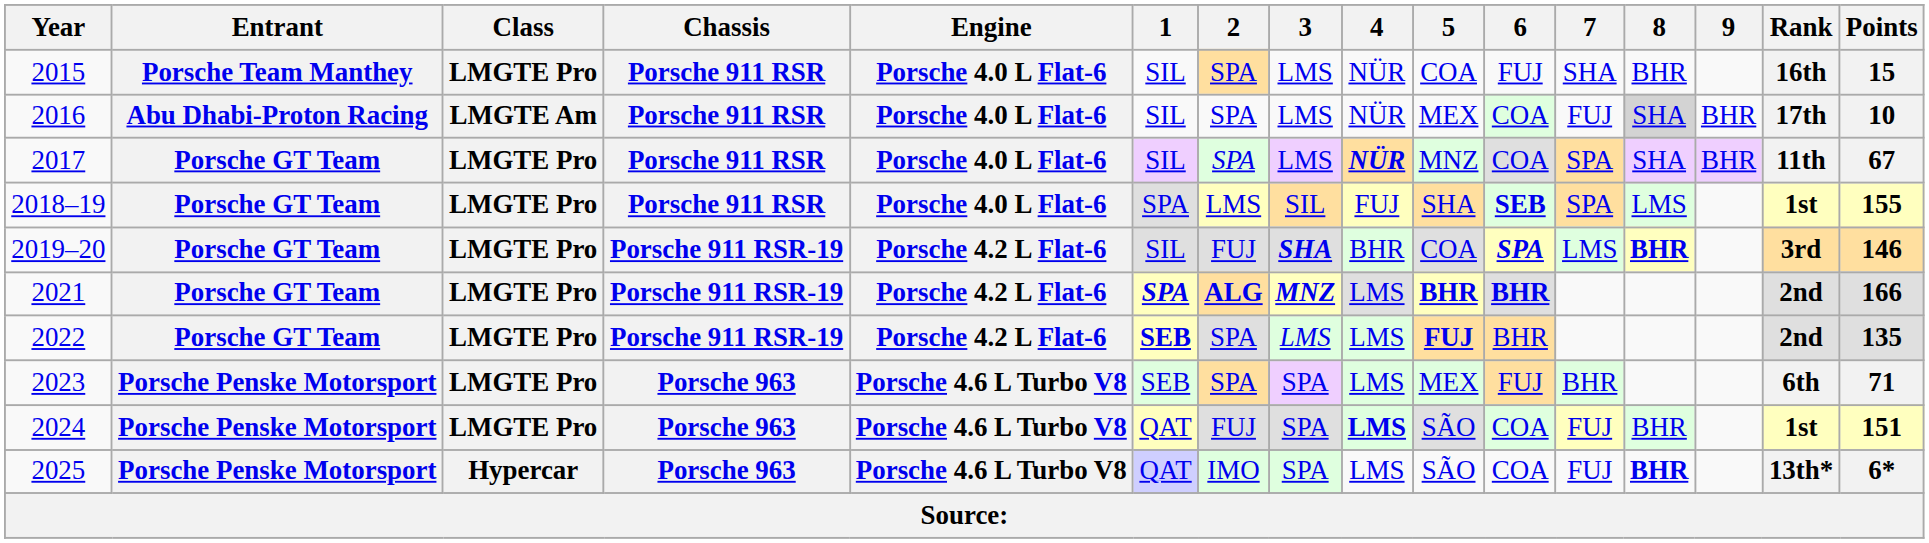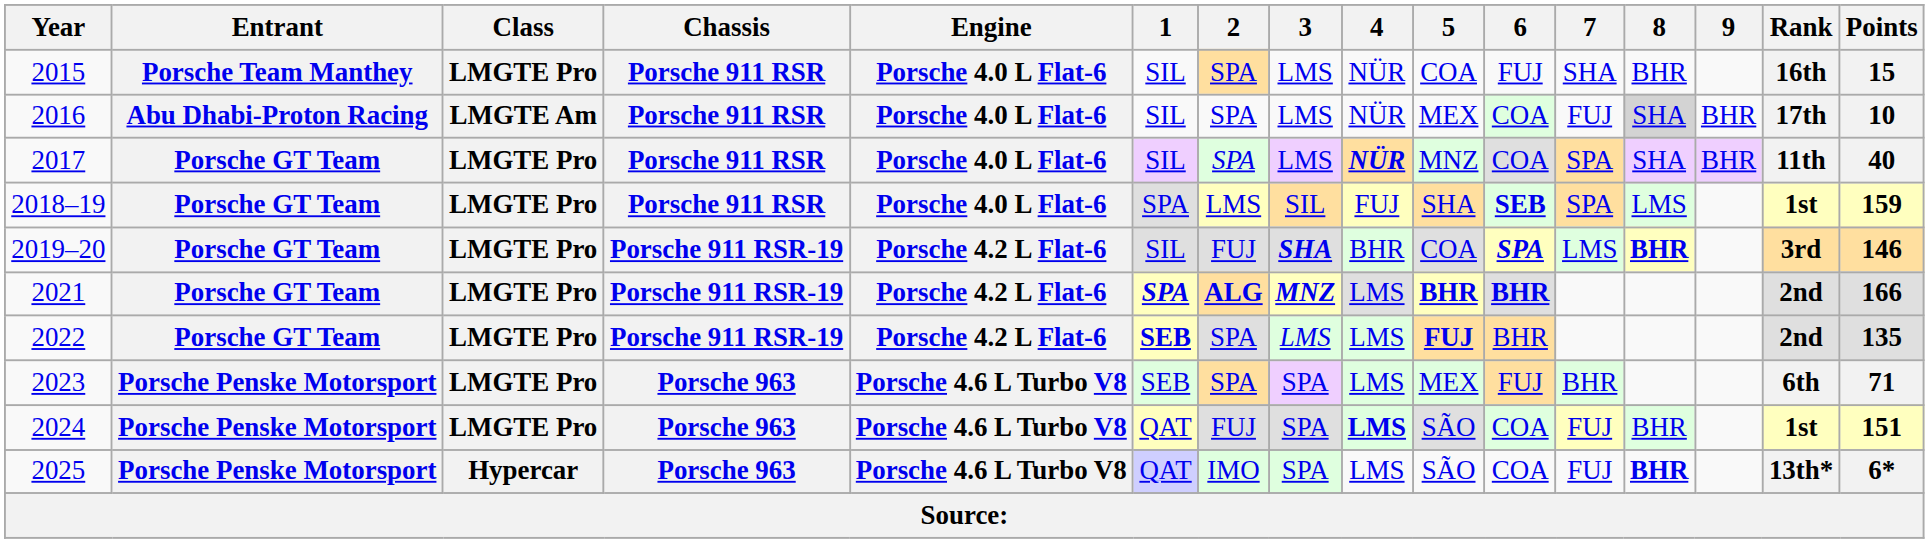(1882, 160) 67 -> (1882, 160) 40
(1882, 204) 155 -> (1882, 204) 159
